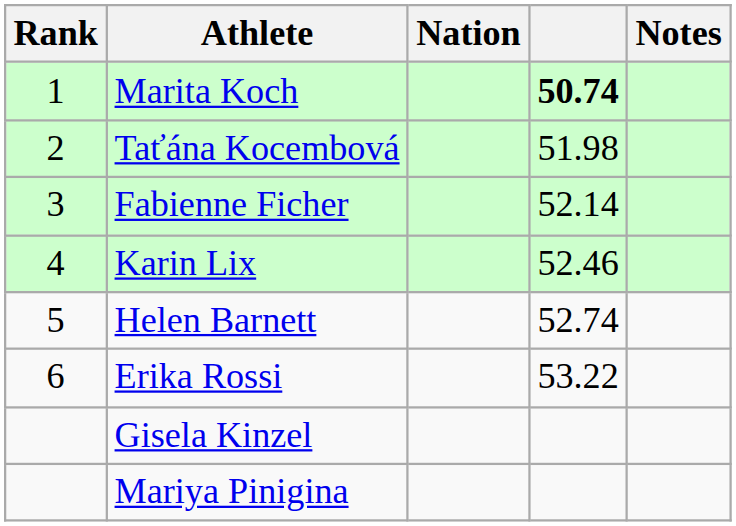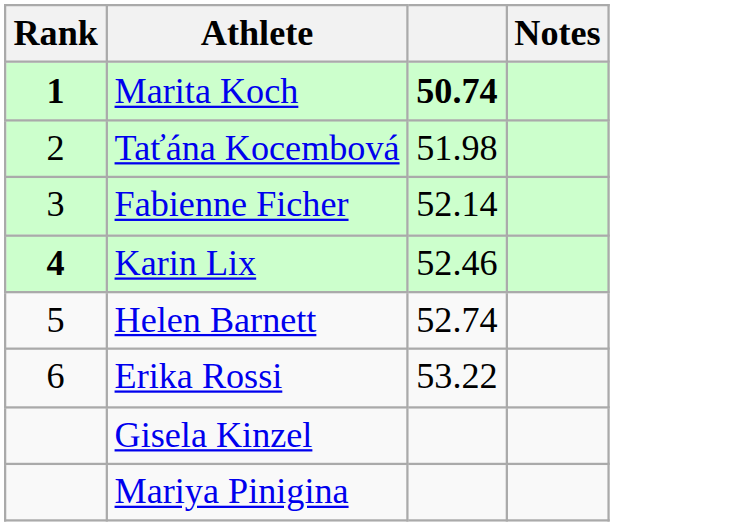- column: (468, 33)
(56, 90) normal -> (56, 90) bold
(56, 262) normal -> (56, 262) bold
